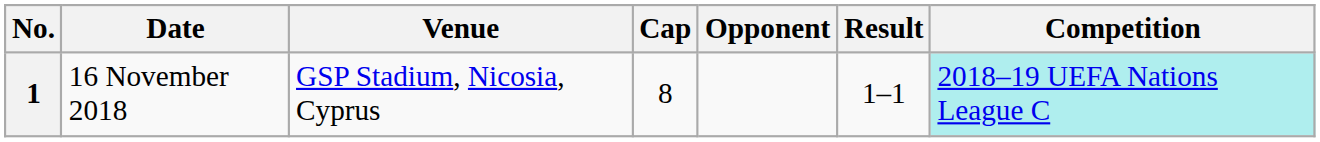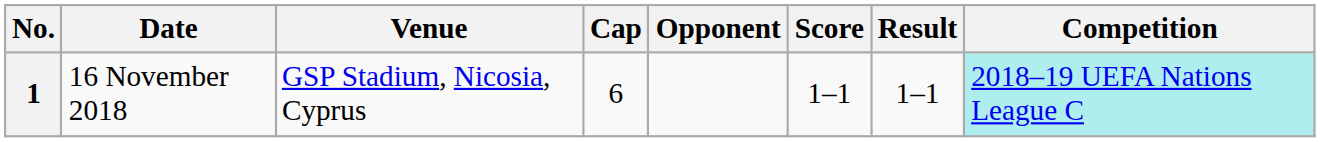+ column: (829, 28)
(665, 93) 8 -> (616, 93) 6
